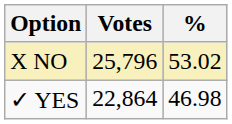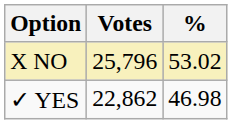(125, 99) 22,864 -> (125, 99) 22,862
